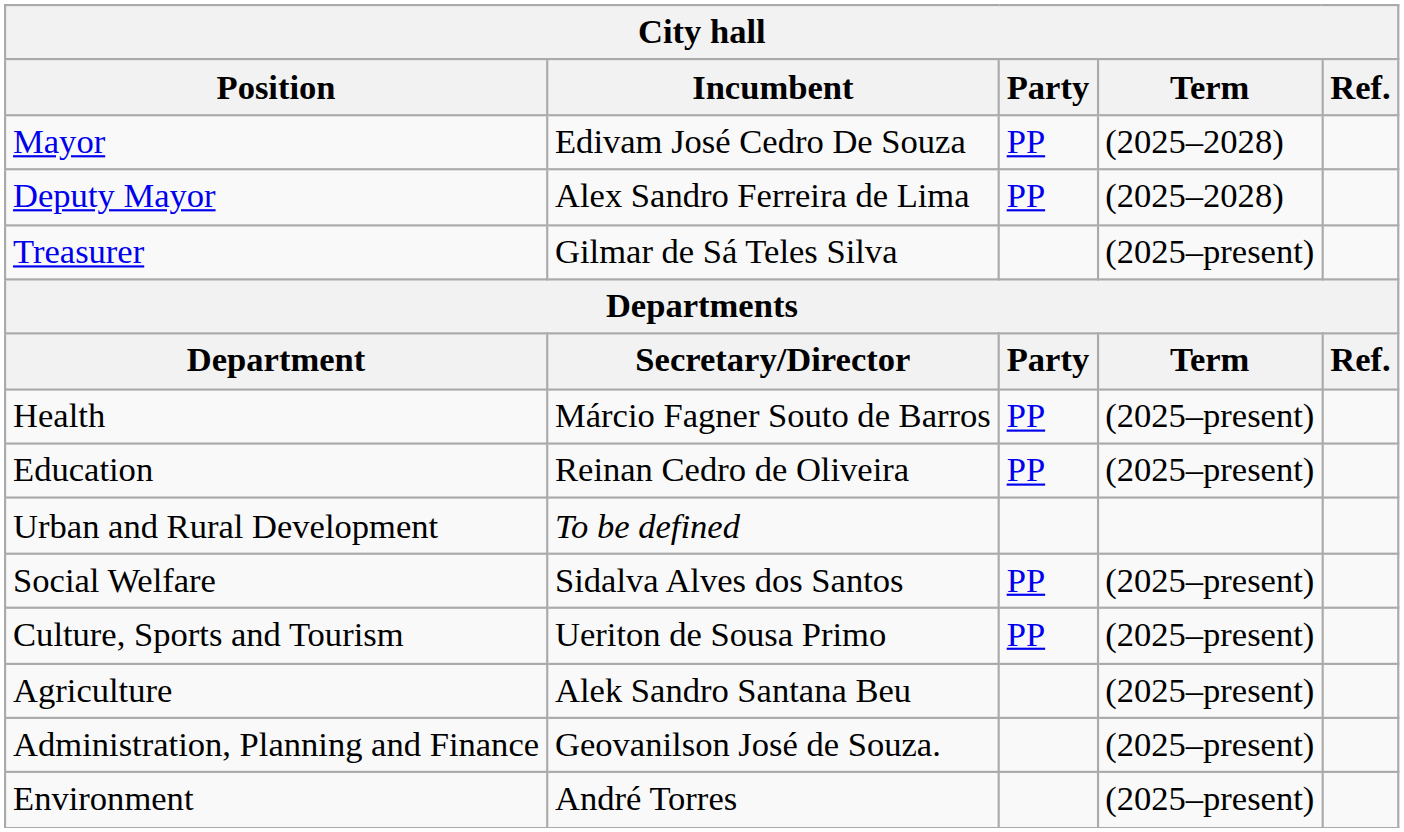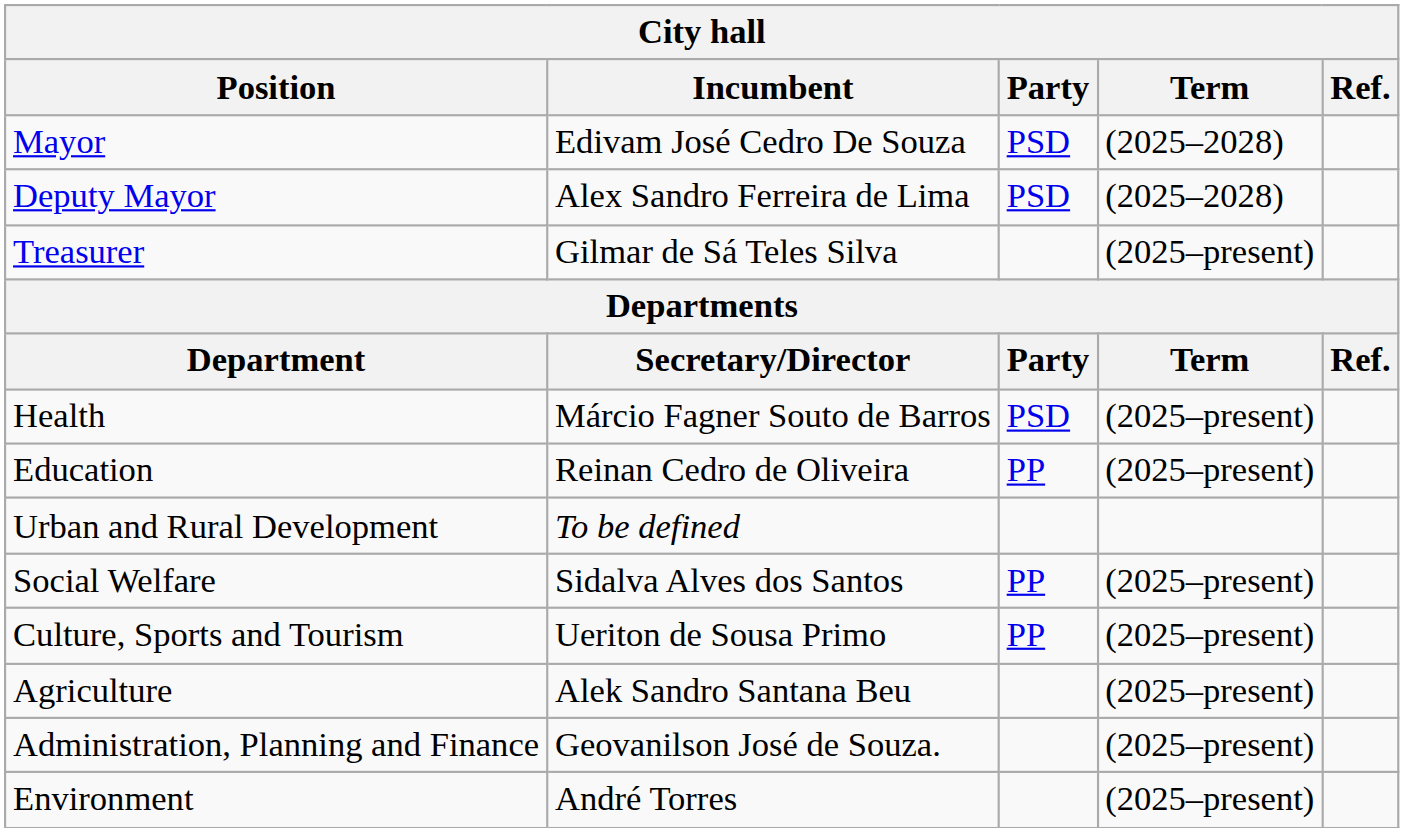(1026, 141) PP -> (1038, 141) PSD
(1026, 196) PP -> (1038, 196) PSD
(1026, 415) PP -> (1038, 415) PSD
